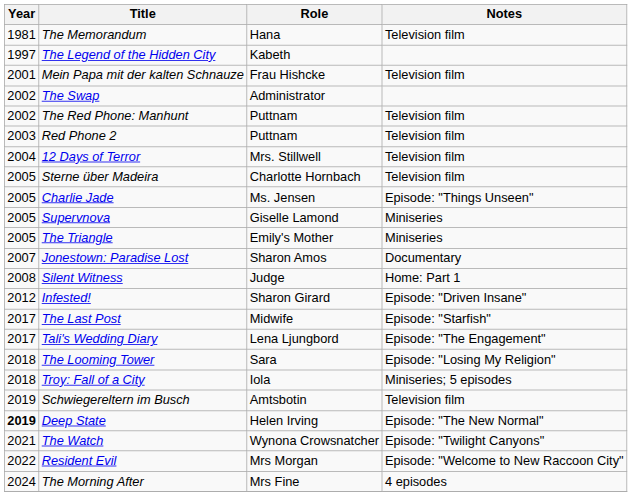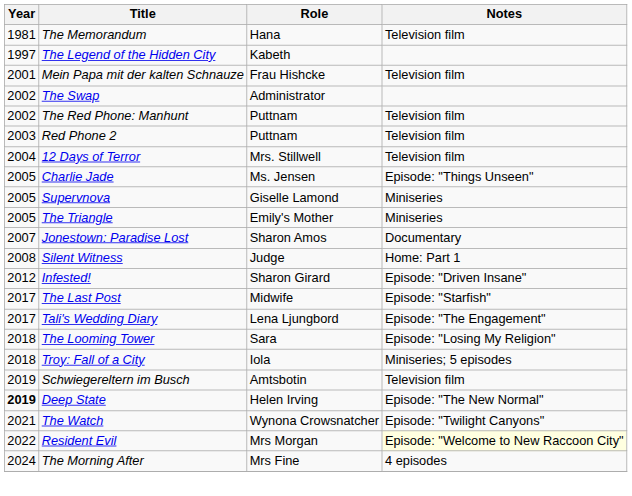- row: (100, 177)
(504, 461) no background -> (504, 440) lightyellow background
